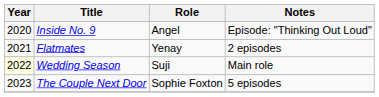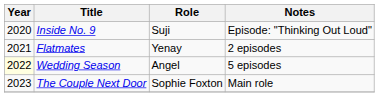(166, 30) Angel -> (161, 30) Suji
(161, 65) Suji -> (166, 65) Angel
(250, 65) Main role -> (254, 65) 5 episodes
(254, 83) 5 episodes -> (250, 83) Main role
